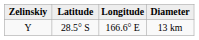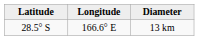- column: (28, 12)
